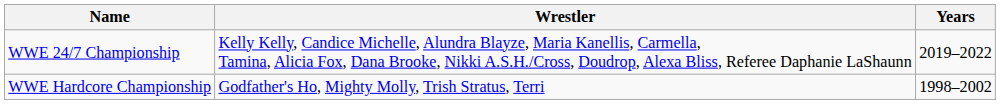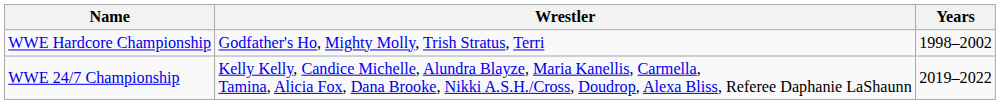rows swapped: (110, 86) <-> (94, 52)
